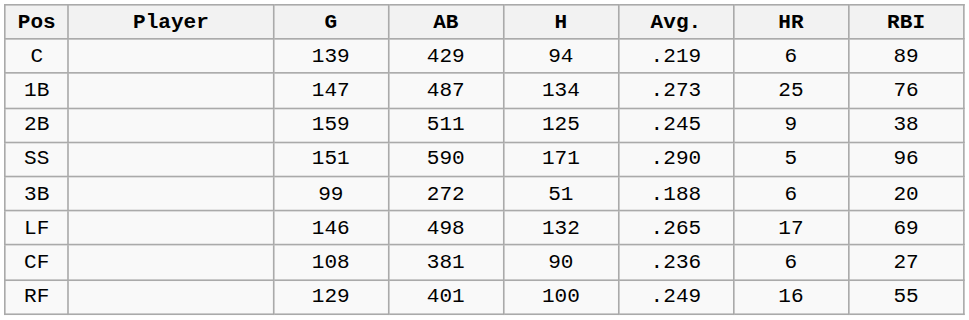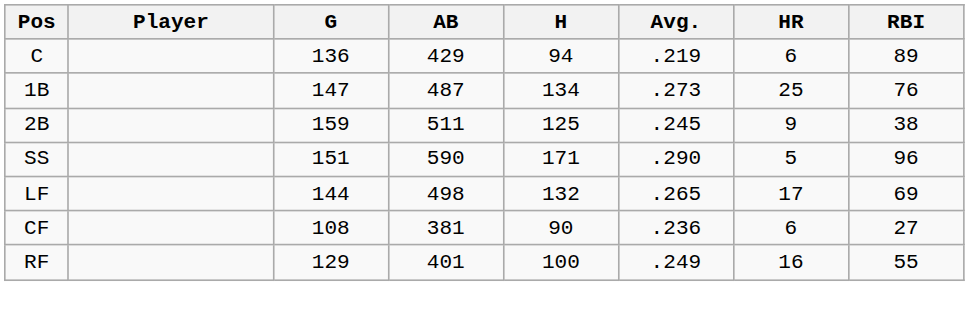(331, 56) 139 -> (331, 56) 136
- row: (37, 194)
(331, 228) 146 -> (331, 194) 144
